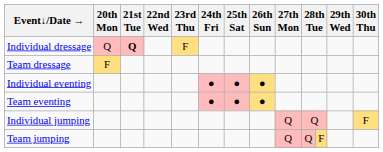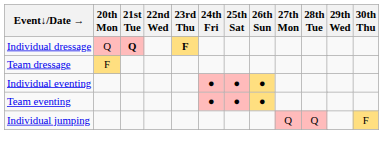(185, 46) normal -> (185, 46) bold
- row: (38, 139)
